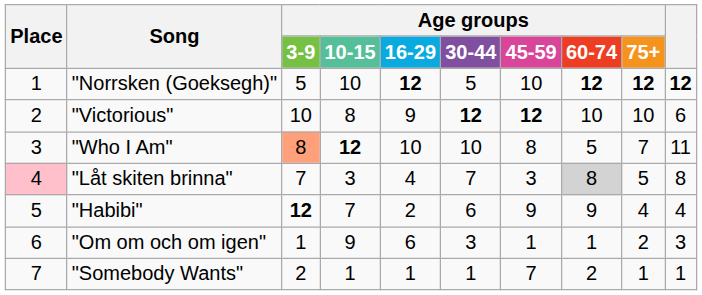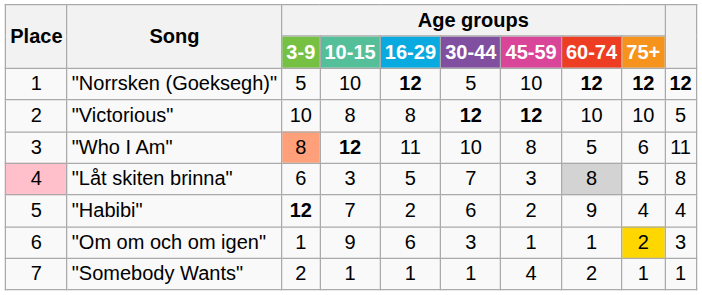(410, 115) 9 -> (410, 115) 8
(681, 115) 6 -> (681, 115) 5
(410, 147) 10 -> (410, 147) 11
(643, 147) 7 -> (643, 147) 6
(301, 178) 7 -> (301, 178) 6
(410, 178) 4 -> (410, 178) 5
(531, 210) 9 -> (531, 210) 2
(643, 242) no background -> (643, 242) gold background
(531, 274) 7 -> (531, 274) 4
